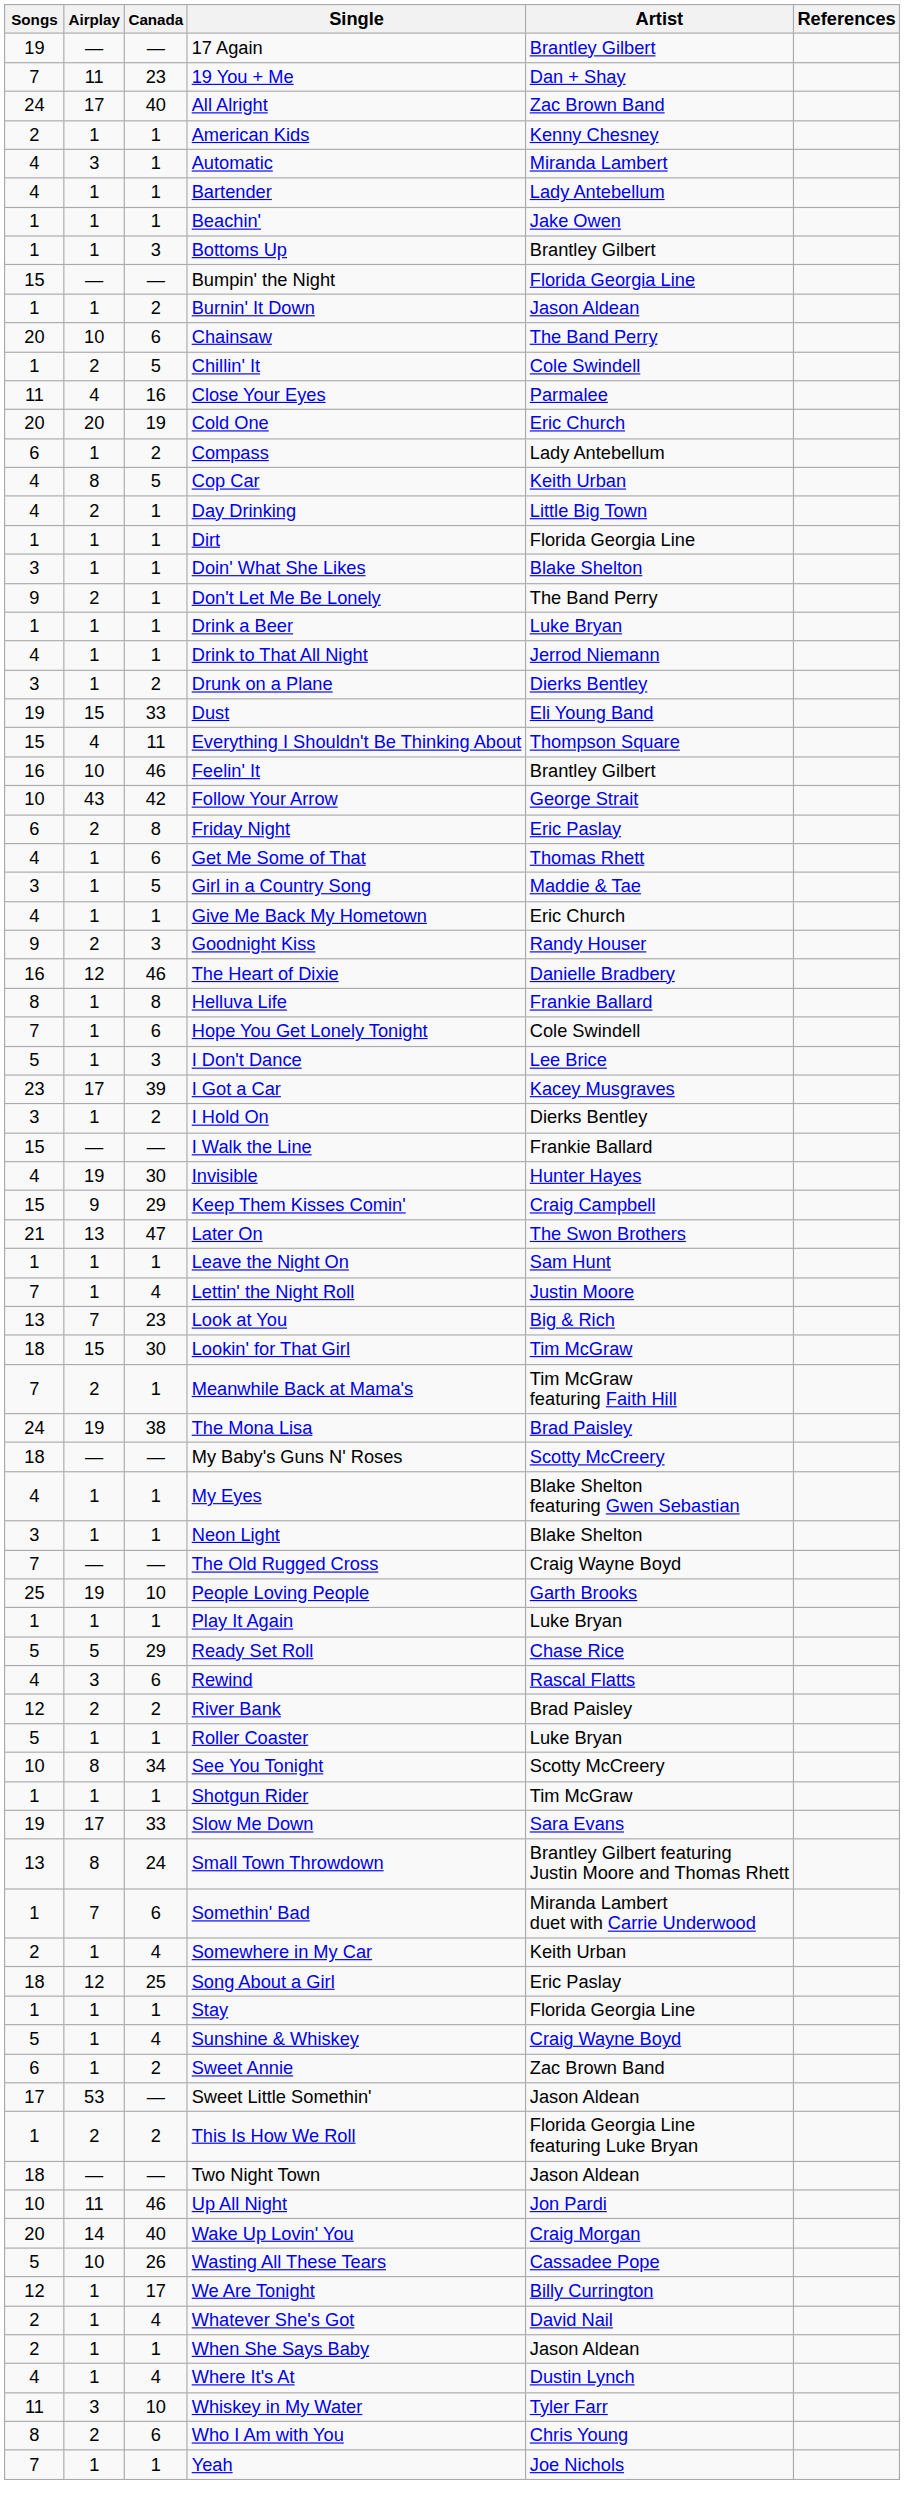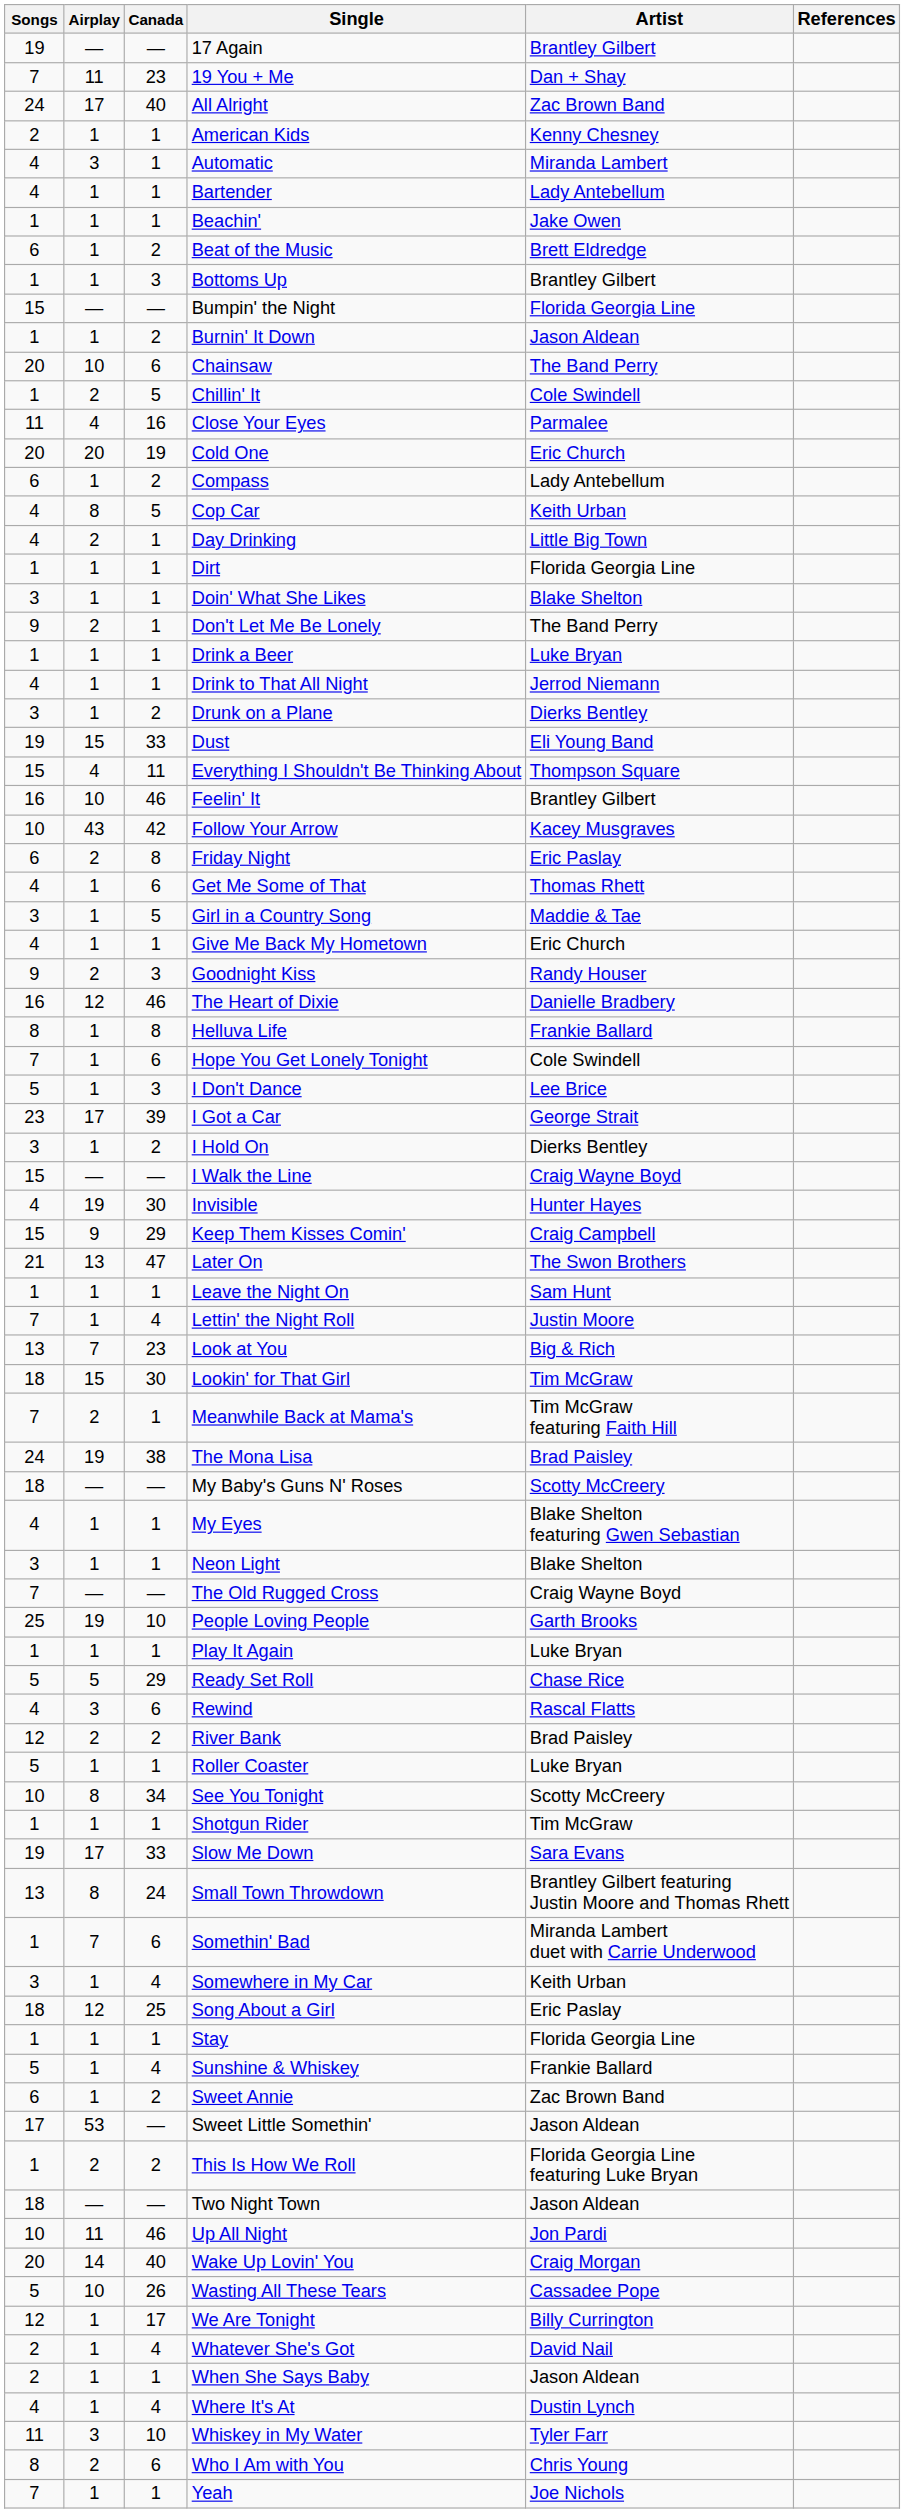+ row: (262, 250)
(584, 800) George Strait -> (602, 828) Kacey Musgraves
(602, 1089) Kacey Musgraves -> (584, 1118) George Strait
(591, 1147) Frankie Ballard -> (605, 1176) Craig Wayne Boyd
(34, 1952) 2 -> (34, 1981) 3
(605, 2039) Craig Wayne Boyd -> (591, 2068) Frankie Ballard
